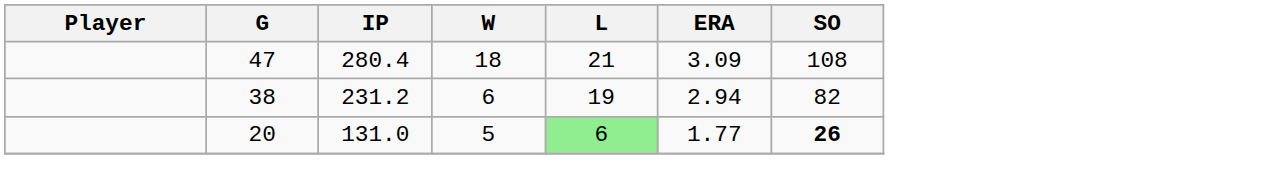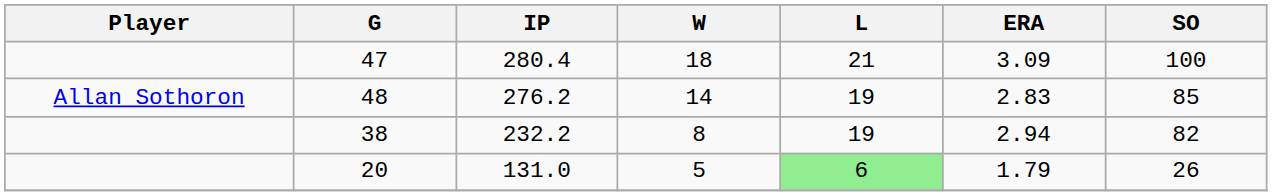(827, 60) 108 -> (1186, 60) 100
+ row: (375, 98)
(375, 98) 231.2 -> (537, 135) 232.2
(488, 98) 6 -> (699, 135) 8
(714, 135) 1.77 -> (1024, 172) 1.79
(827, 135) bold -> (1186, 172) normal
